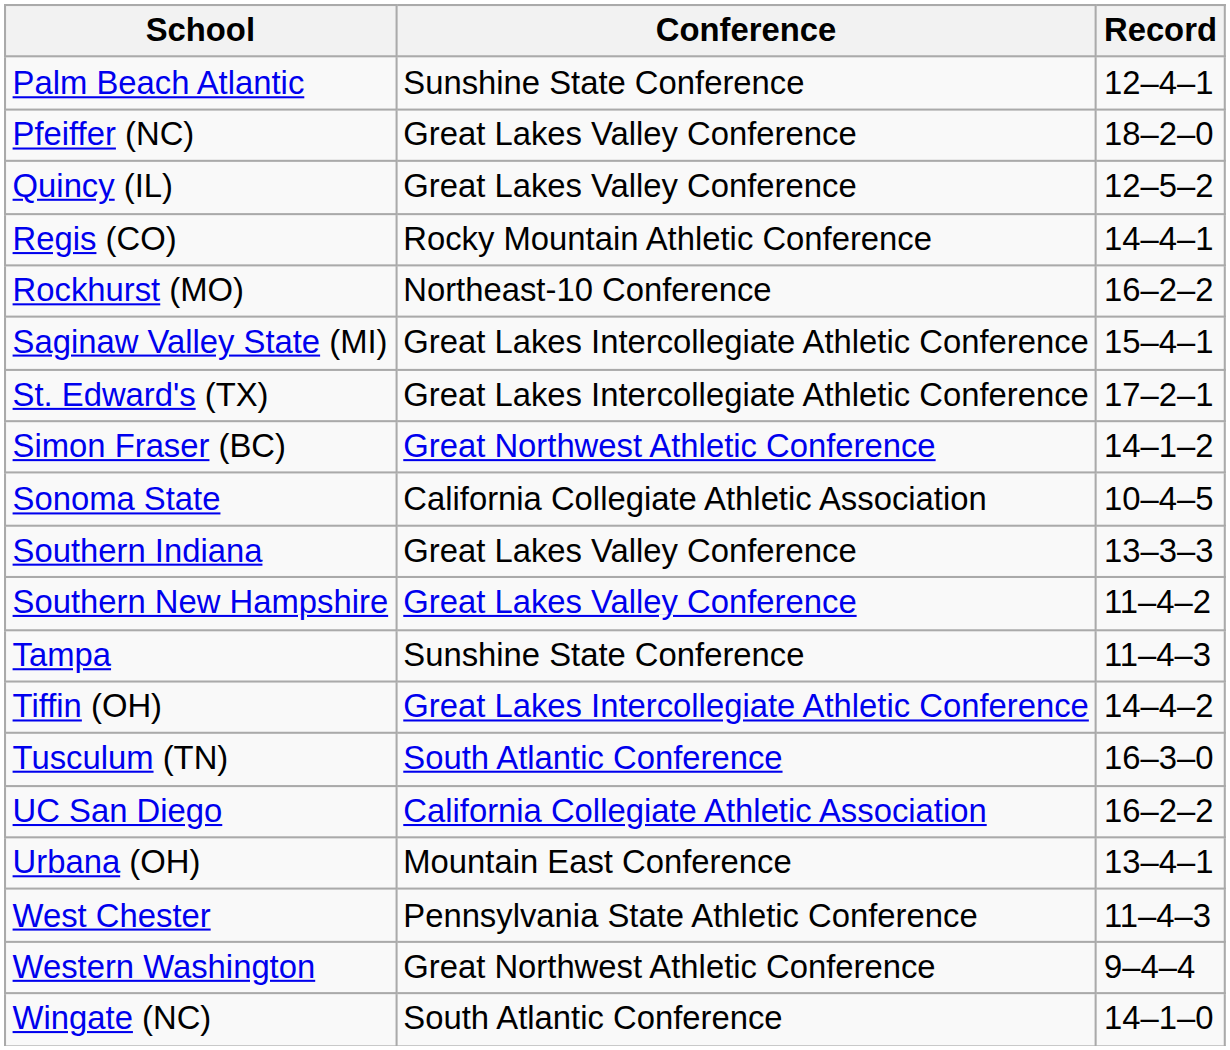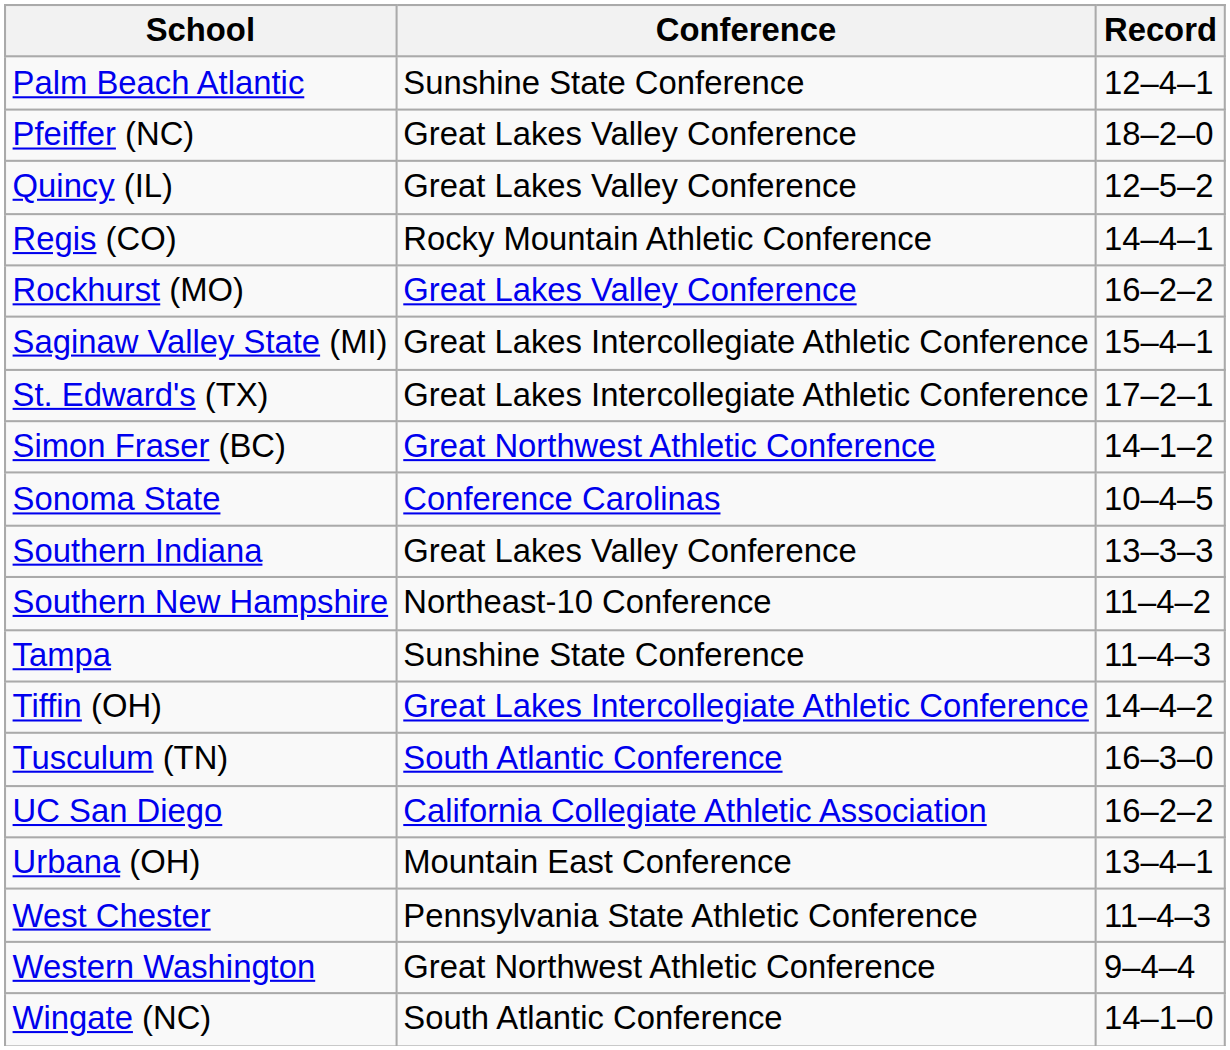(587, 290) Northeast-10 Conference -> (630, 290) Great Lakes Valley Conference
(695, 498) California Collegiate Athletic Association -> (562, 498) Conference Carolinas
(630, 602) Great Lakes Valley Conference -> (587, 602) Northeast-10 Conference
